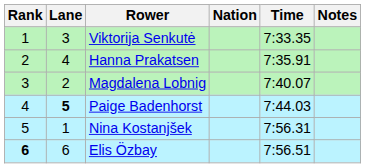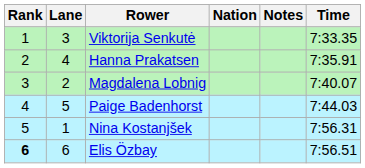columns swapped: (287, 15) <-> (337, 15)
(66, 106) bold -> (66, 106) normal
